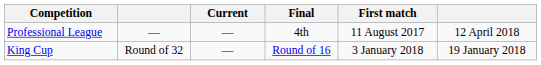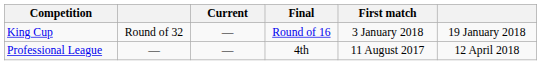rows swapped: (55, 32) <-> (30, 50)
